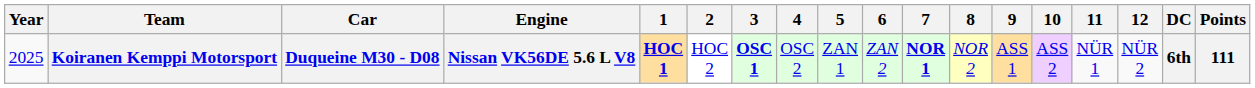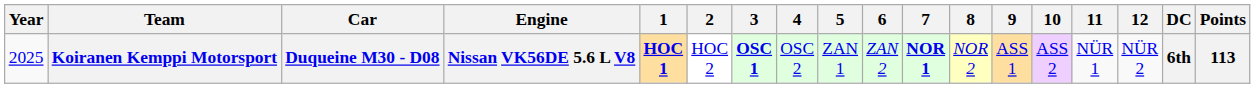(1223, 58) 111 -> (1223, 58) 113
